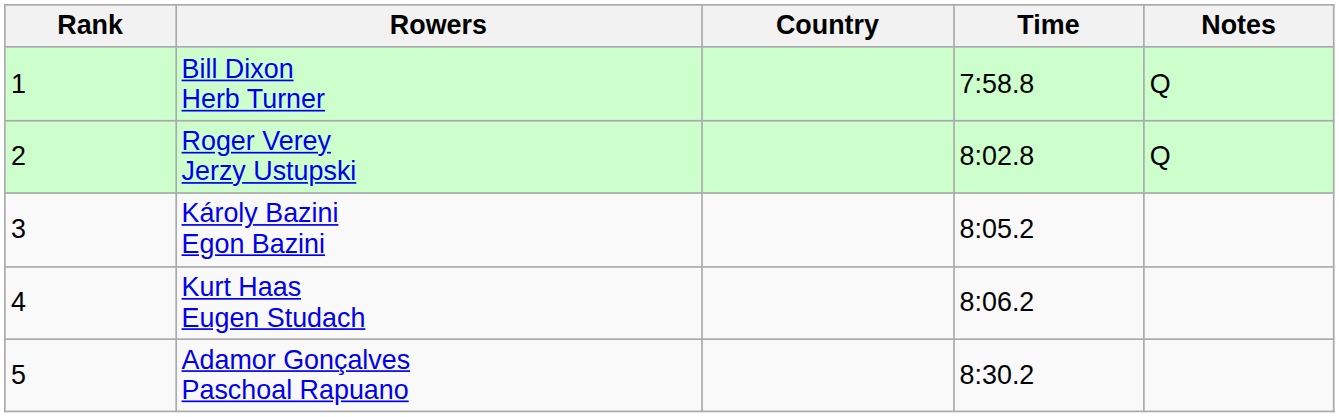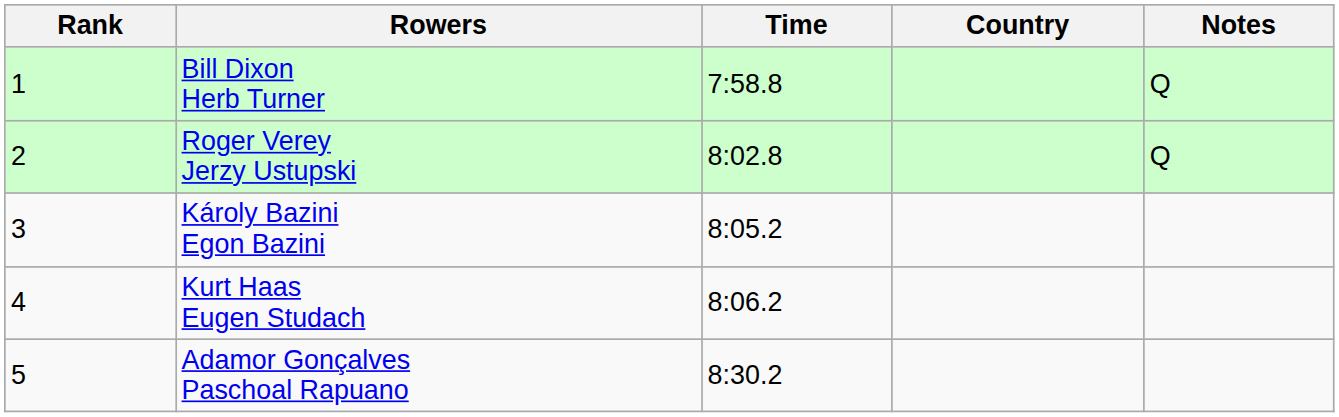columns swapped: (827, 25) <-> (1048, 25)
